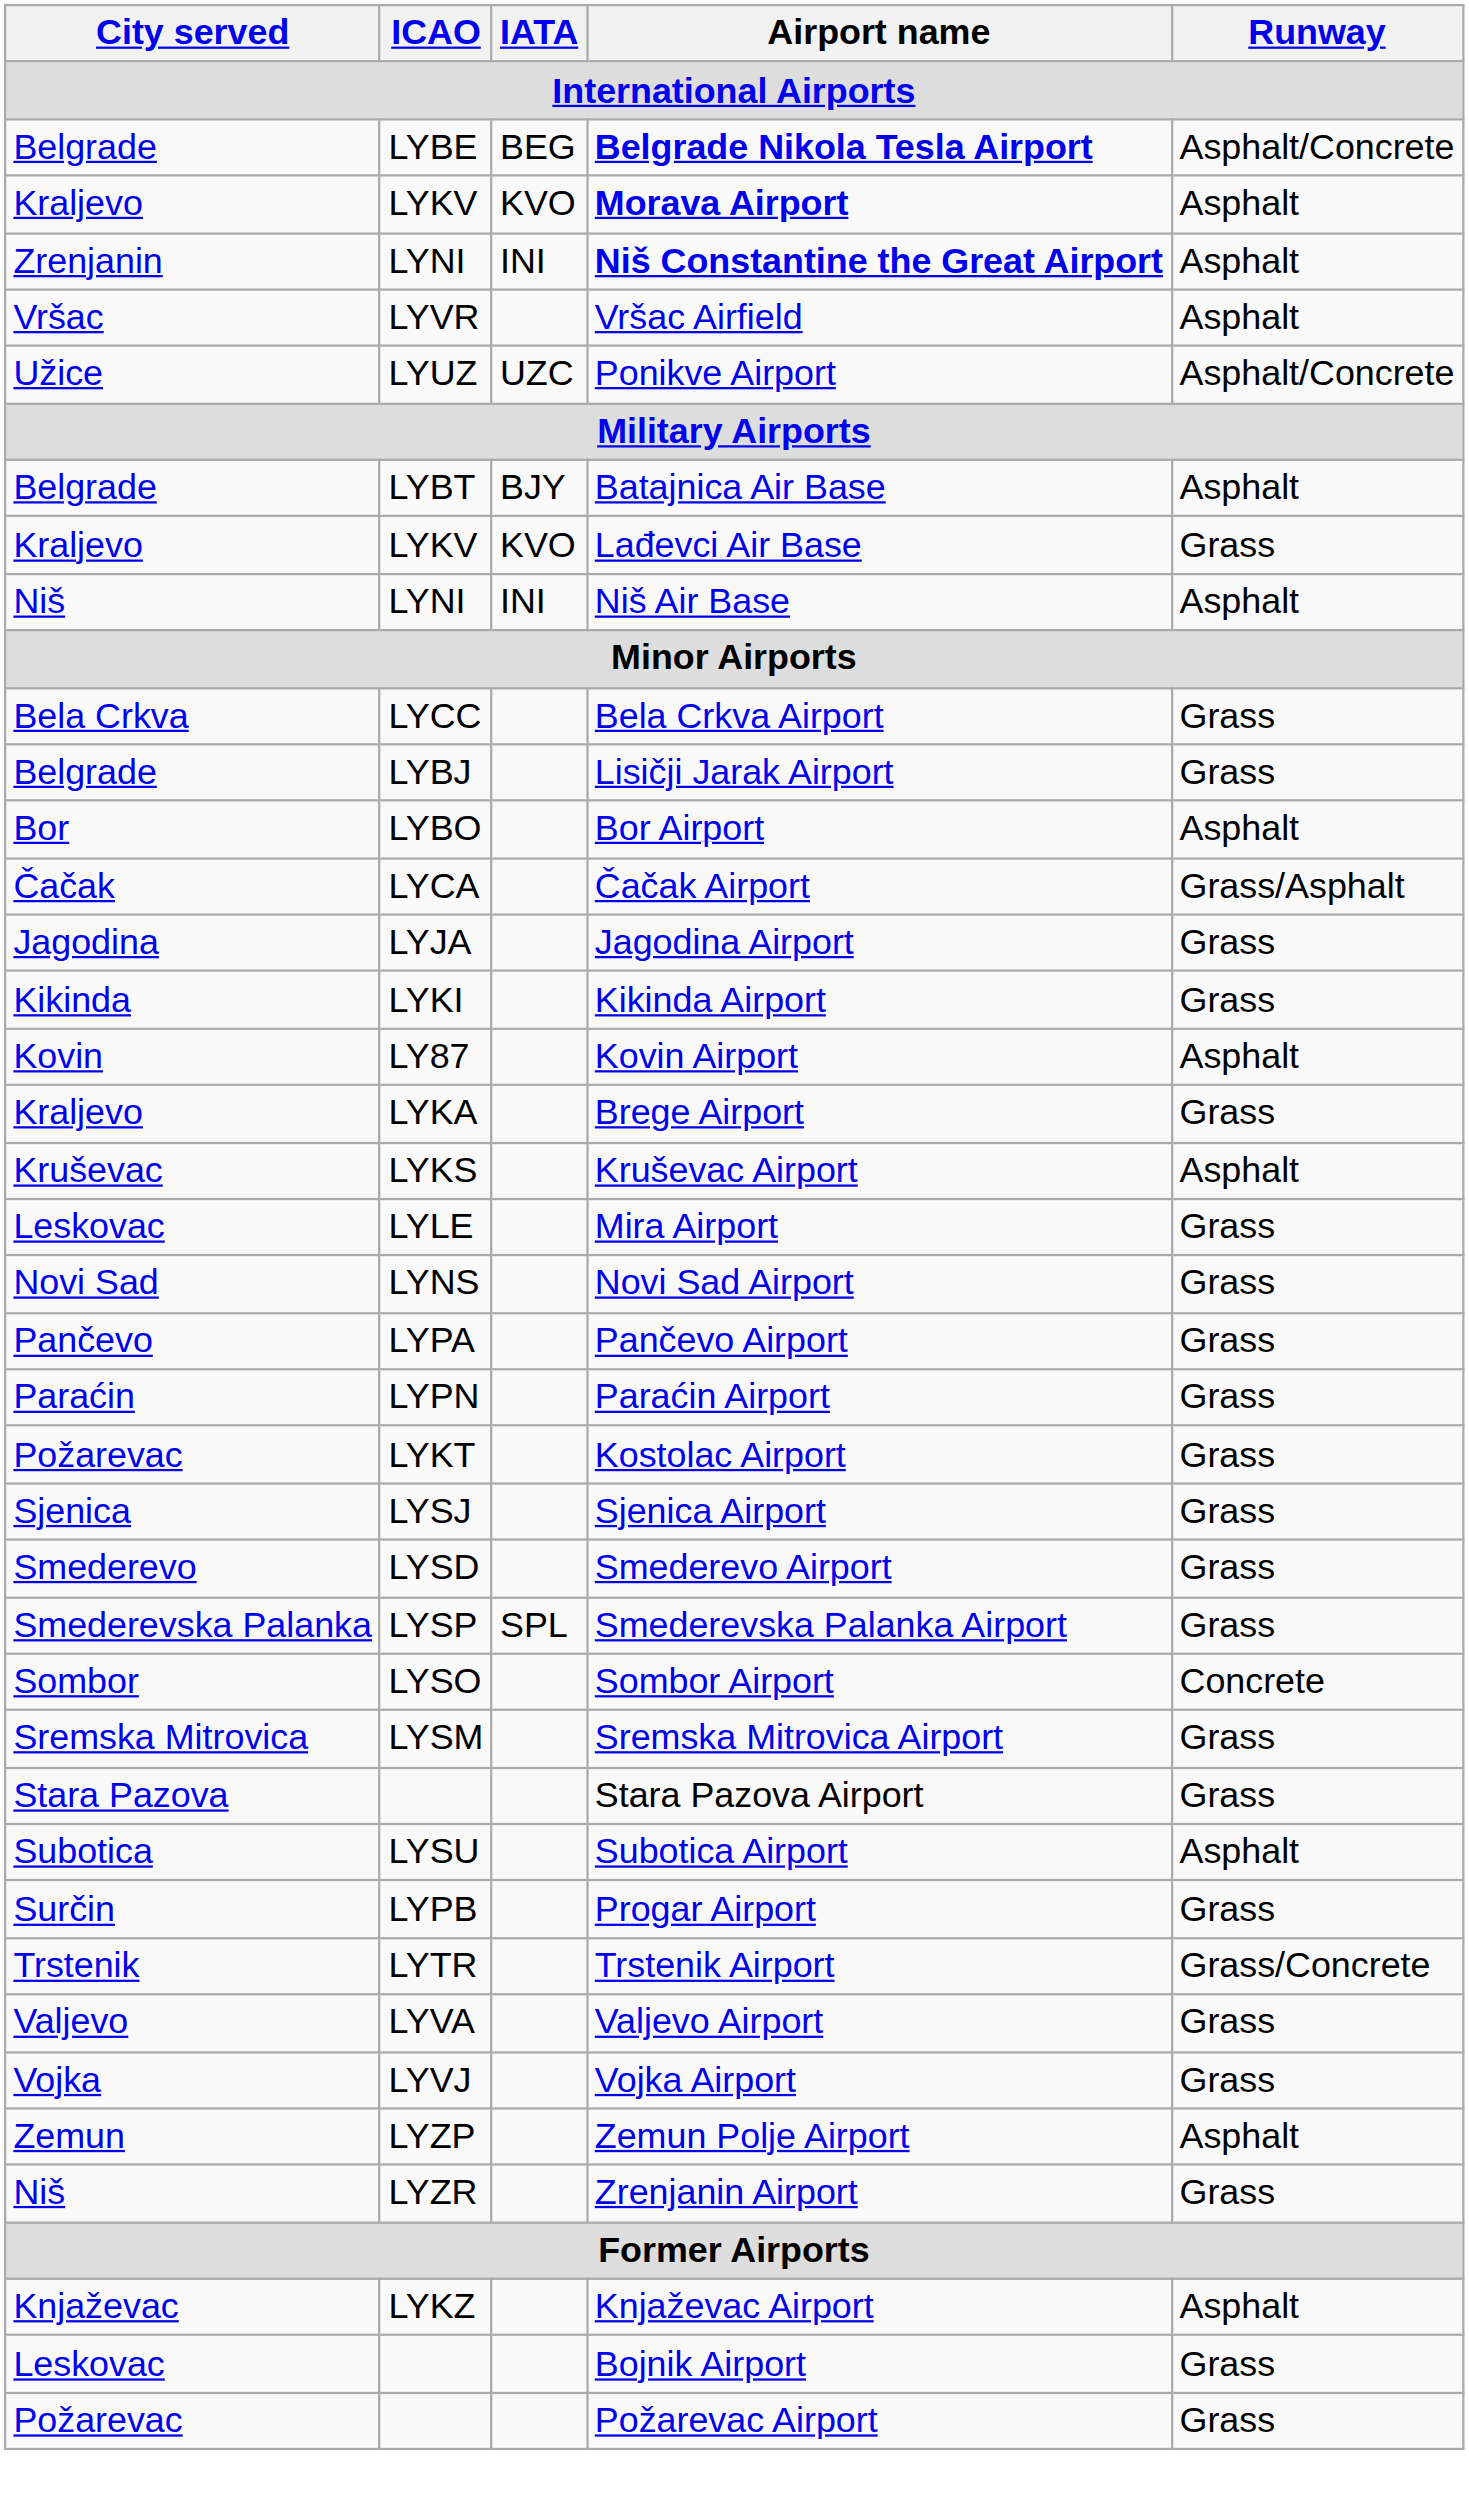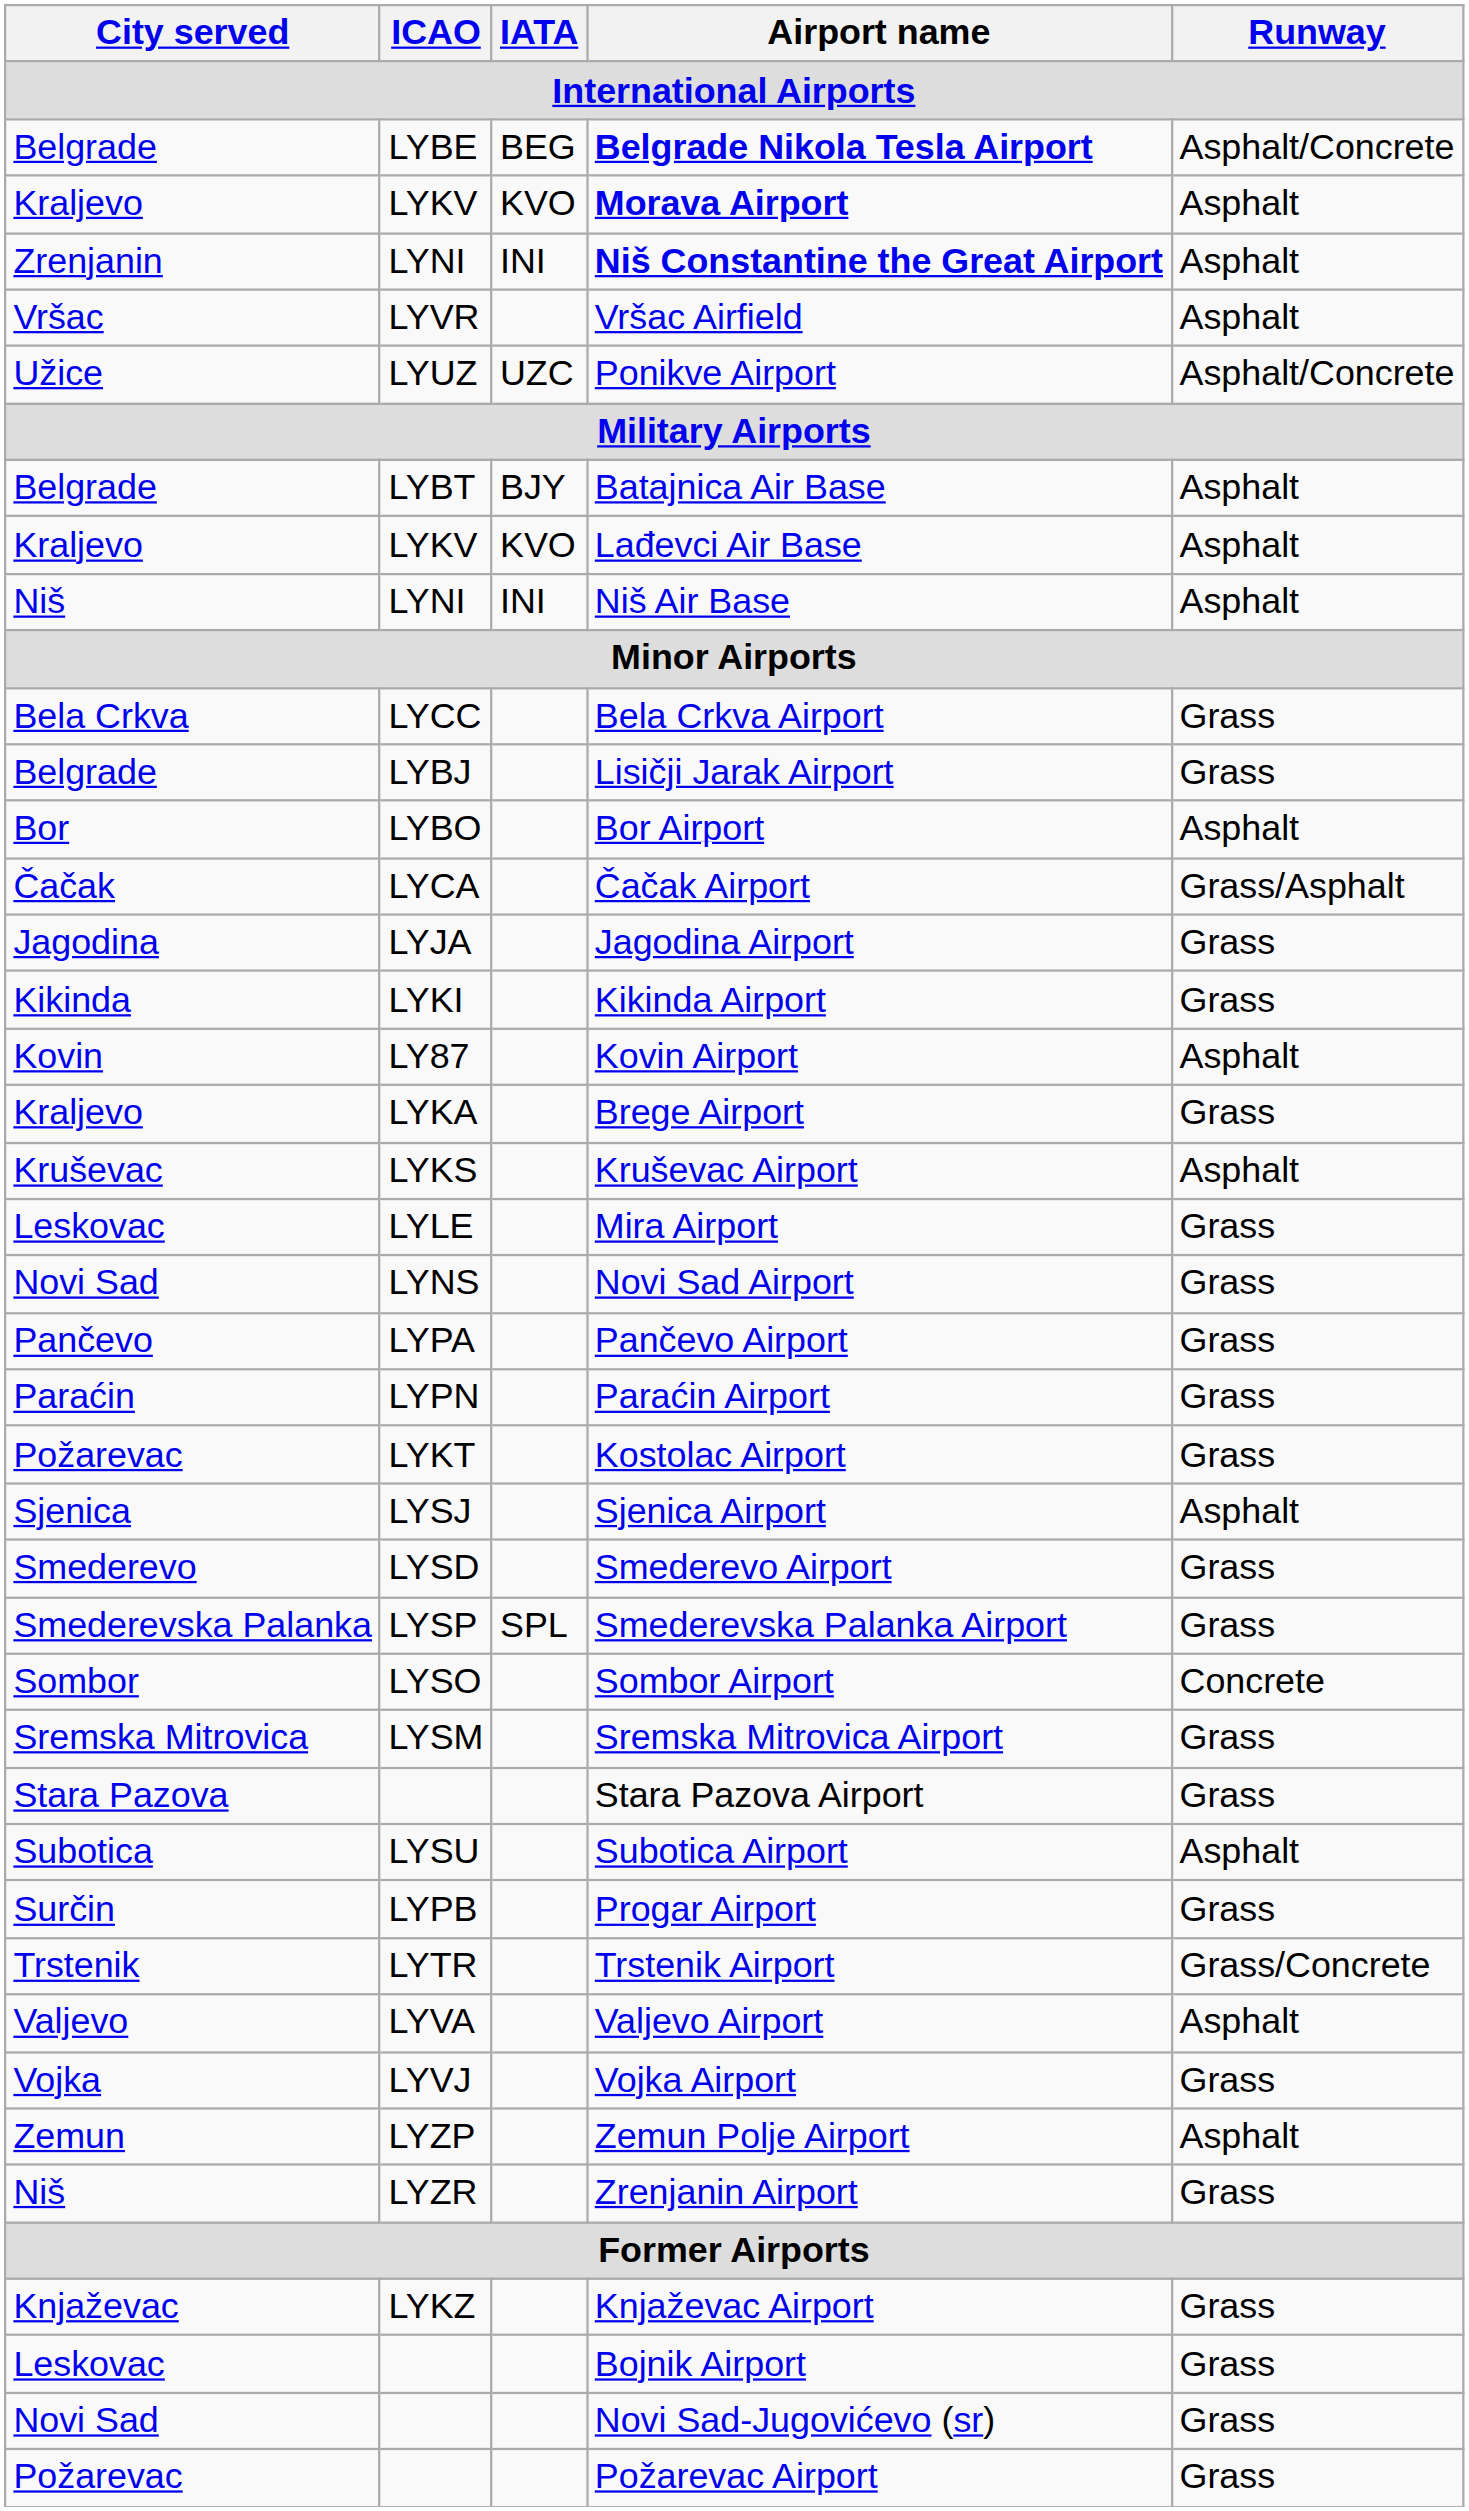(1227, 544) Grass -> (1239, 544) Asphalt
(1227, 1510) Grass -> (1239, 1510) Asphalt
(1227, 2022) Grass -> (1239, 2022) Asphalt
(1239, 2306) Asphalt -> (1227, 2306) Grass
+ row: (795, 2420)
